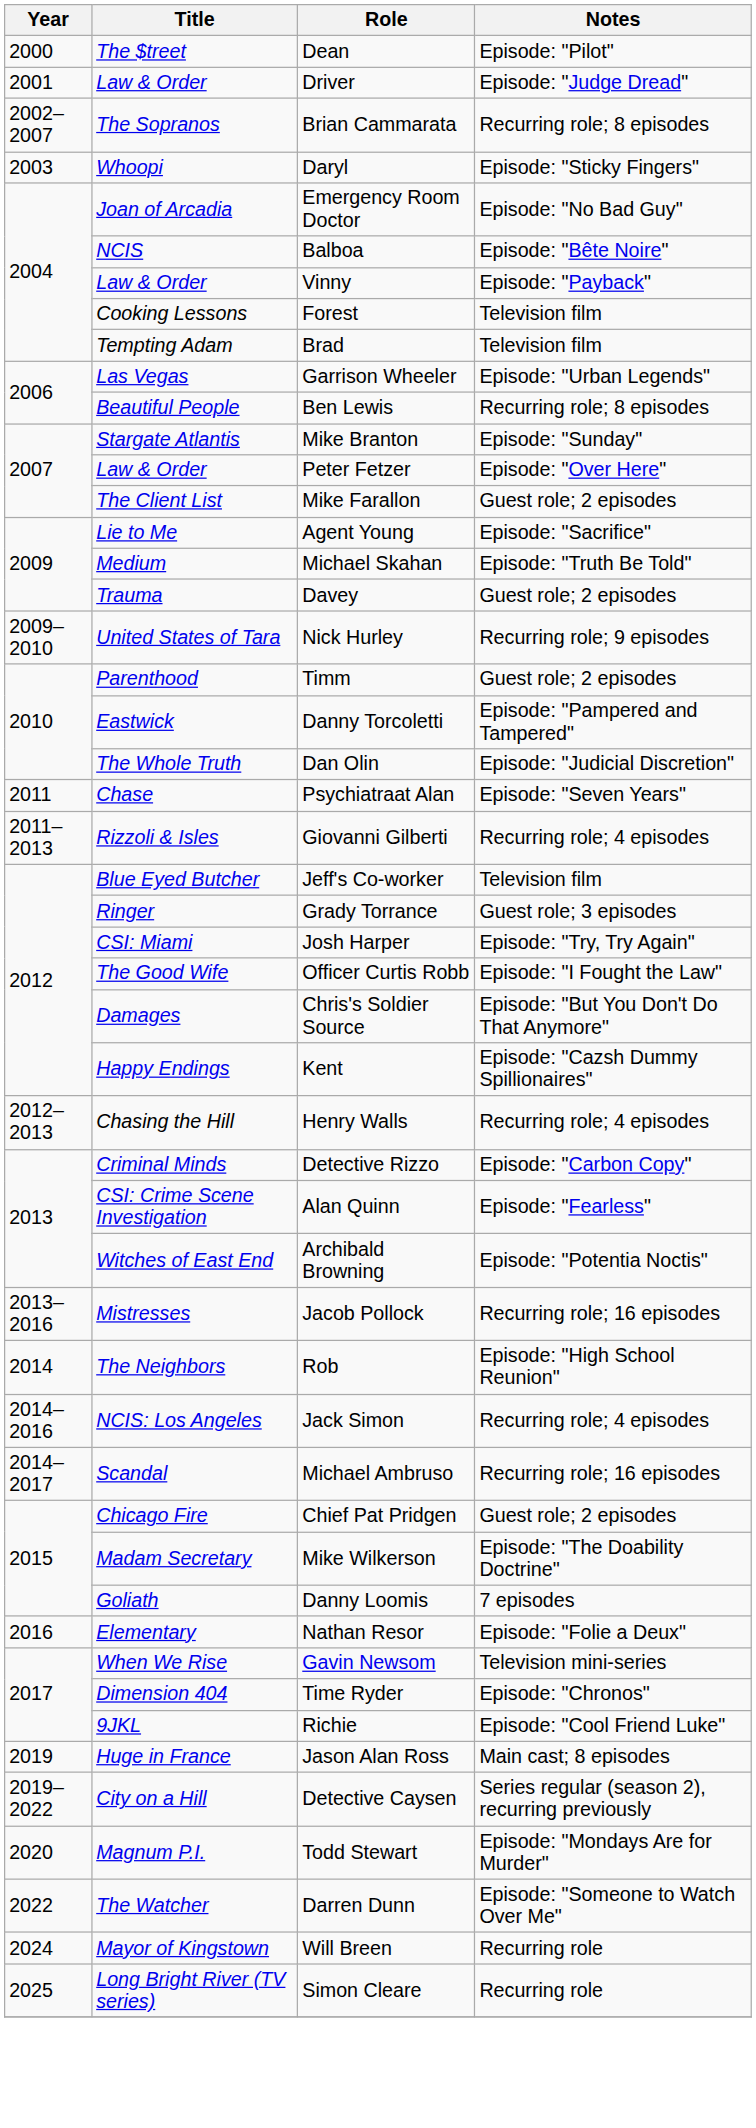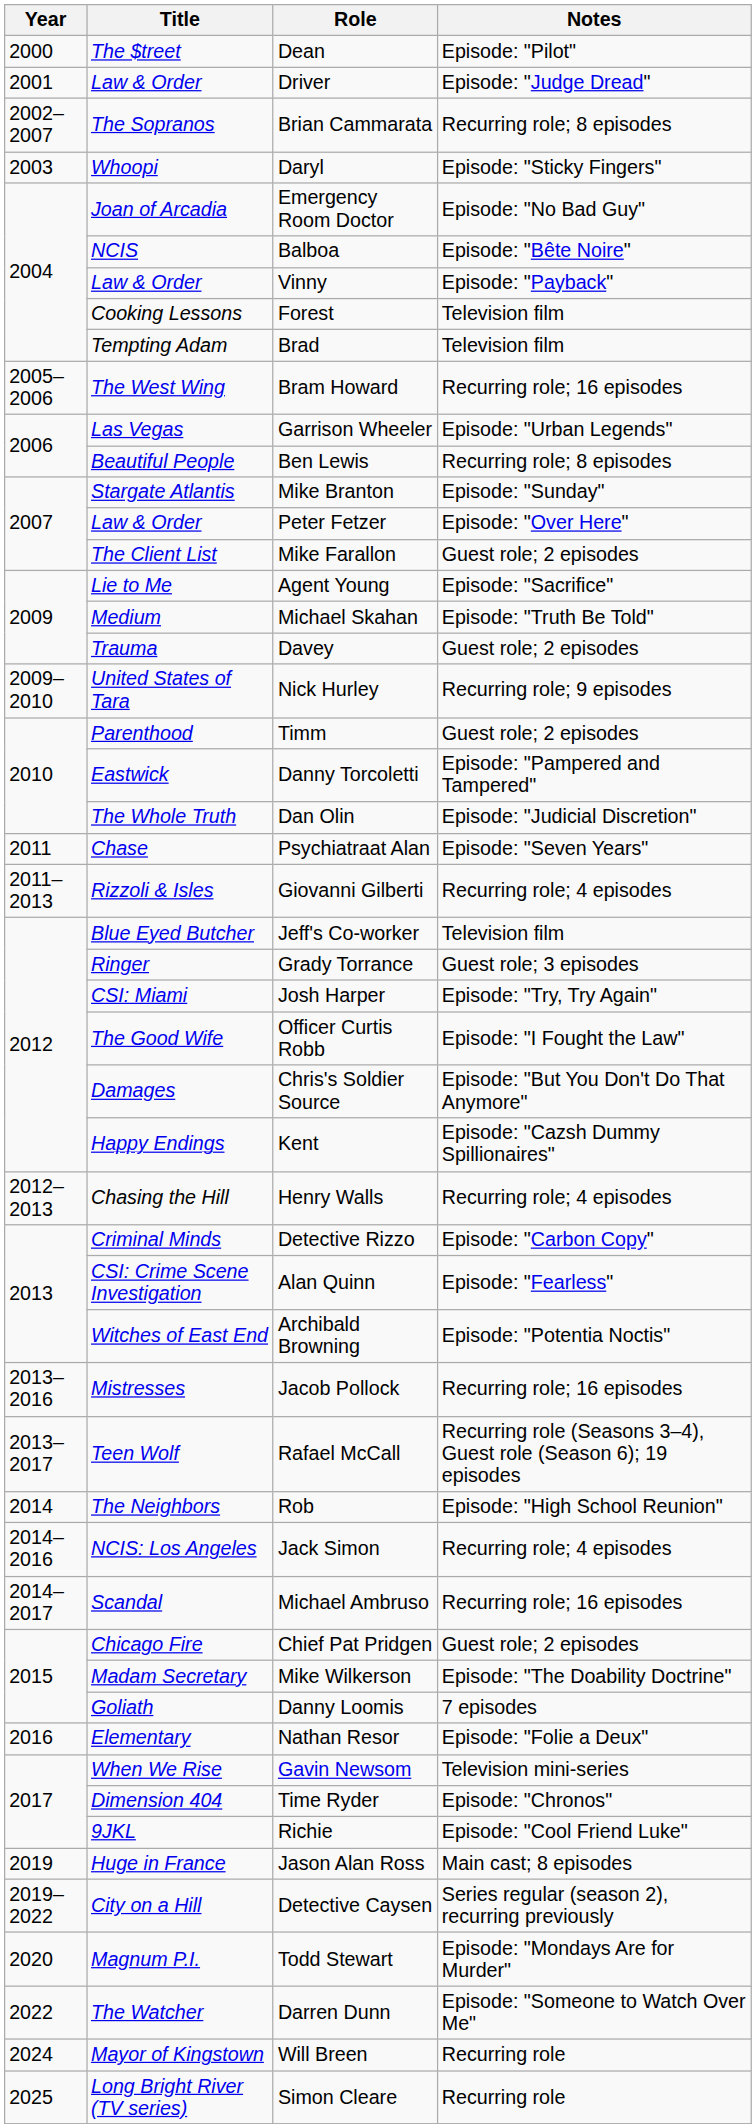+ row: (338, 387)
+ row: (339, 1453)
